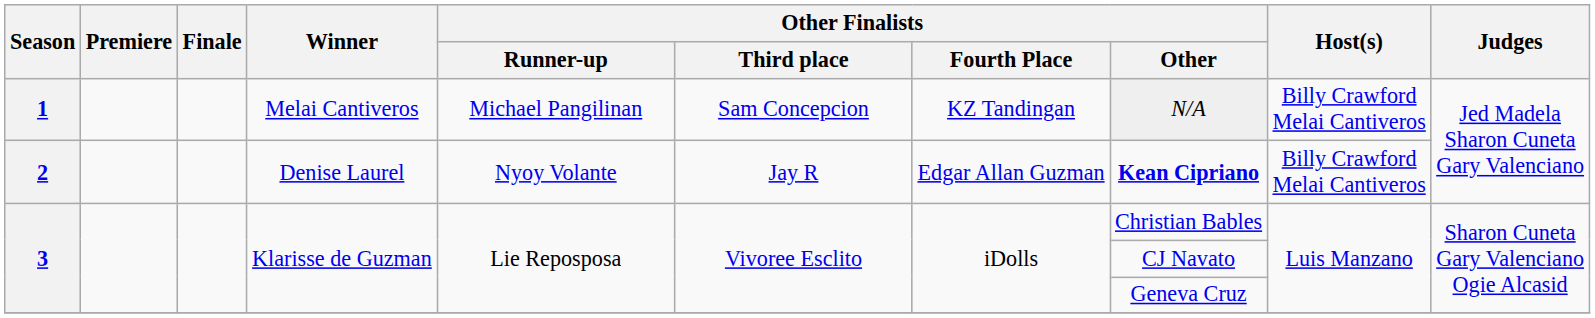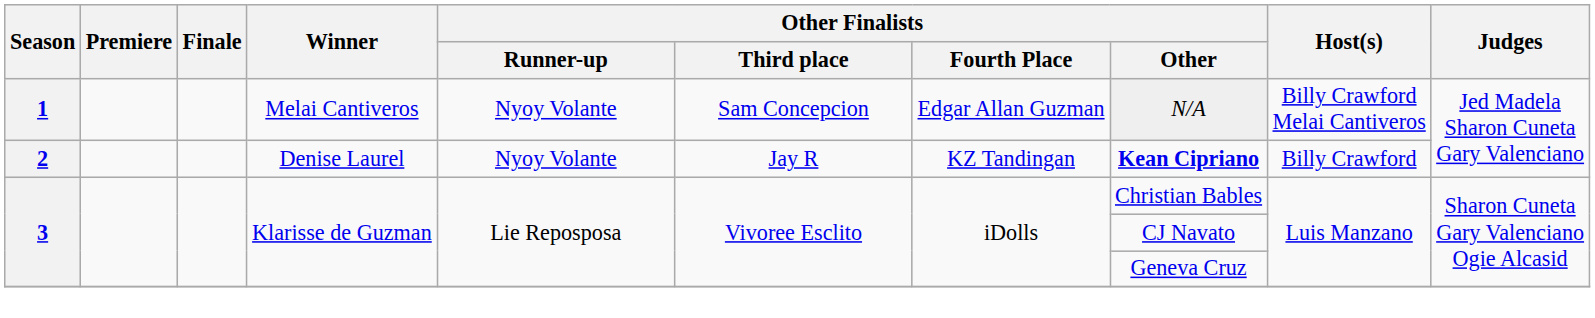(556, 109) Michael Pangilinan -> (556, 109) Nyoy Volante
(1011, 109) KZ Tandingan -> (1011, 109) Edgar Allan Guzman
(1011, 172) Edgar Allan Guzman -> (1011, 159) KZ Tandingan
(1349, 172) Billy Crawford Melai Cantiveros -> (1349, 159) Billy Crawford
